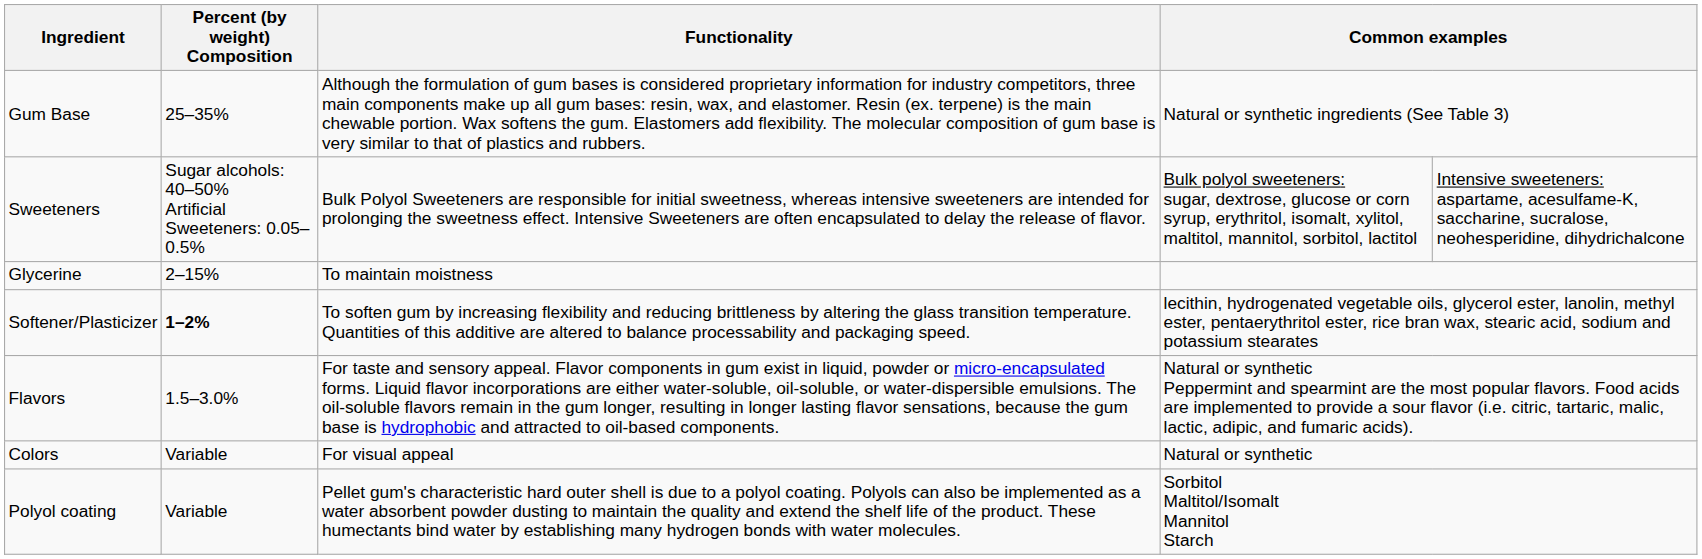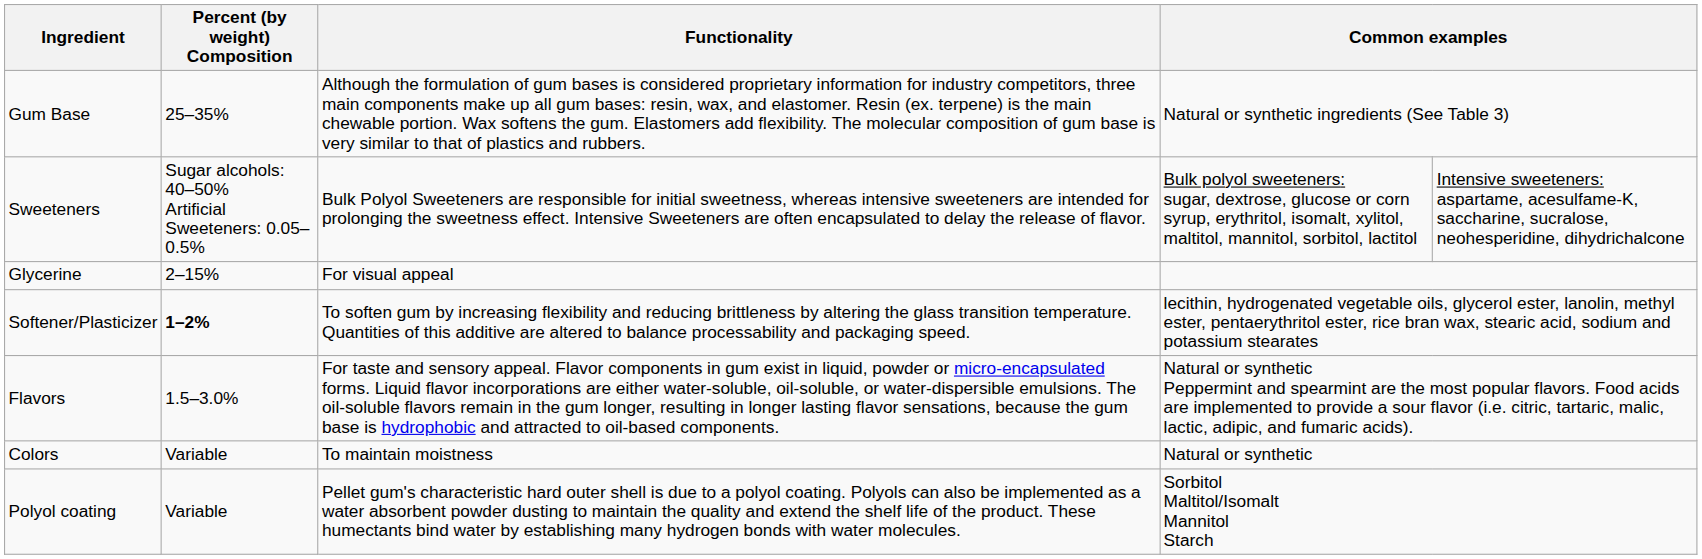(407, 275) To maintain moistness -> (388, 275) For visual appeal
(388, 454) For visual appeal -> (407, 454) To maintain moistness
